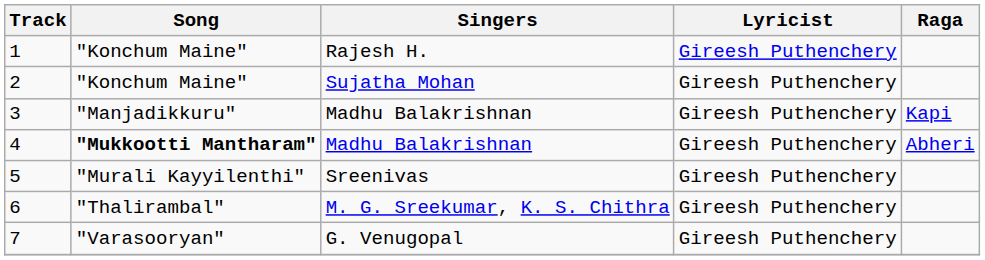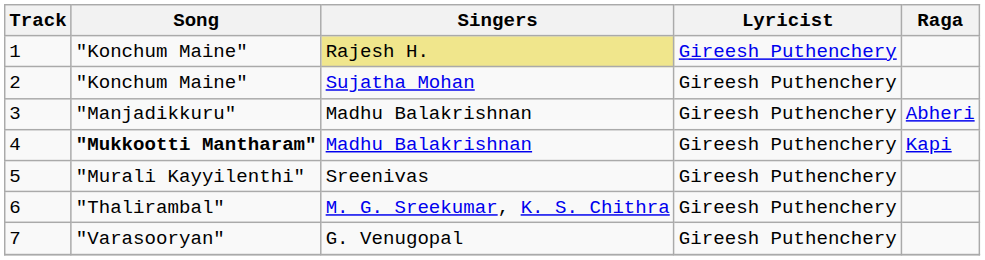(377, 51) no background -> (377, 51) khaki background
(929, 114) Kapi -> (940, 114) Abheri
(940, 145) Abheri -> (929, 145) Kapi
